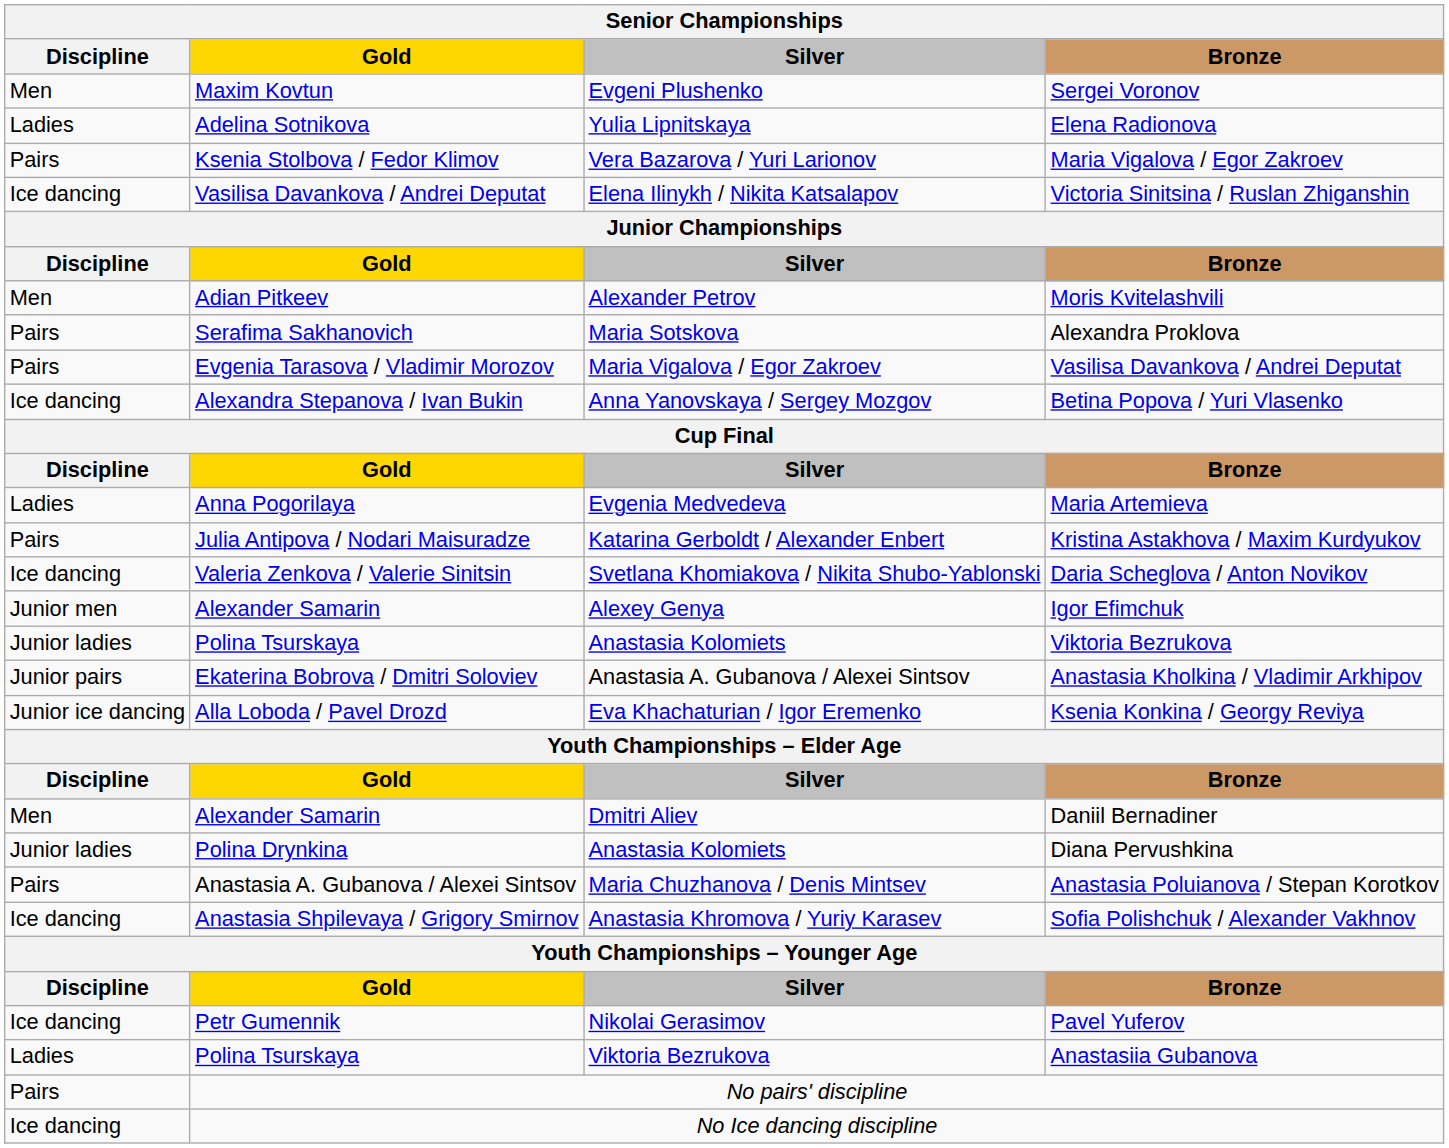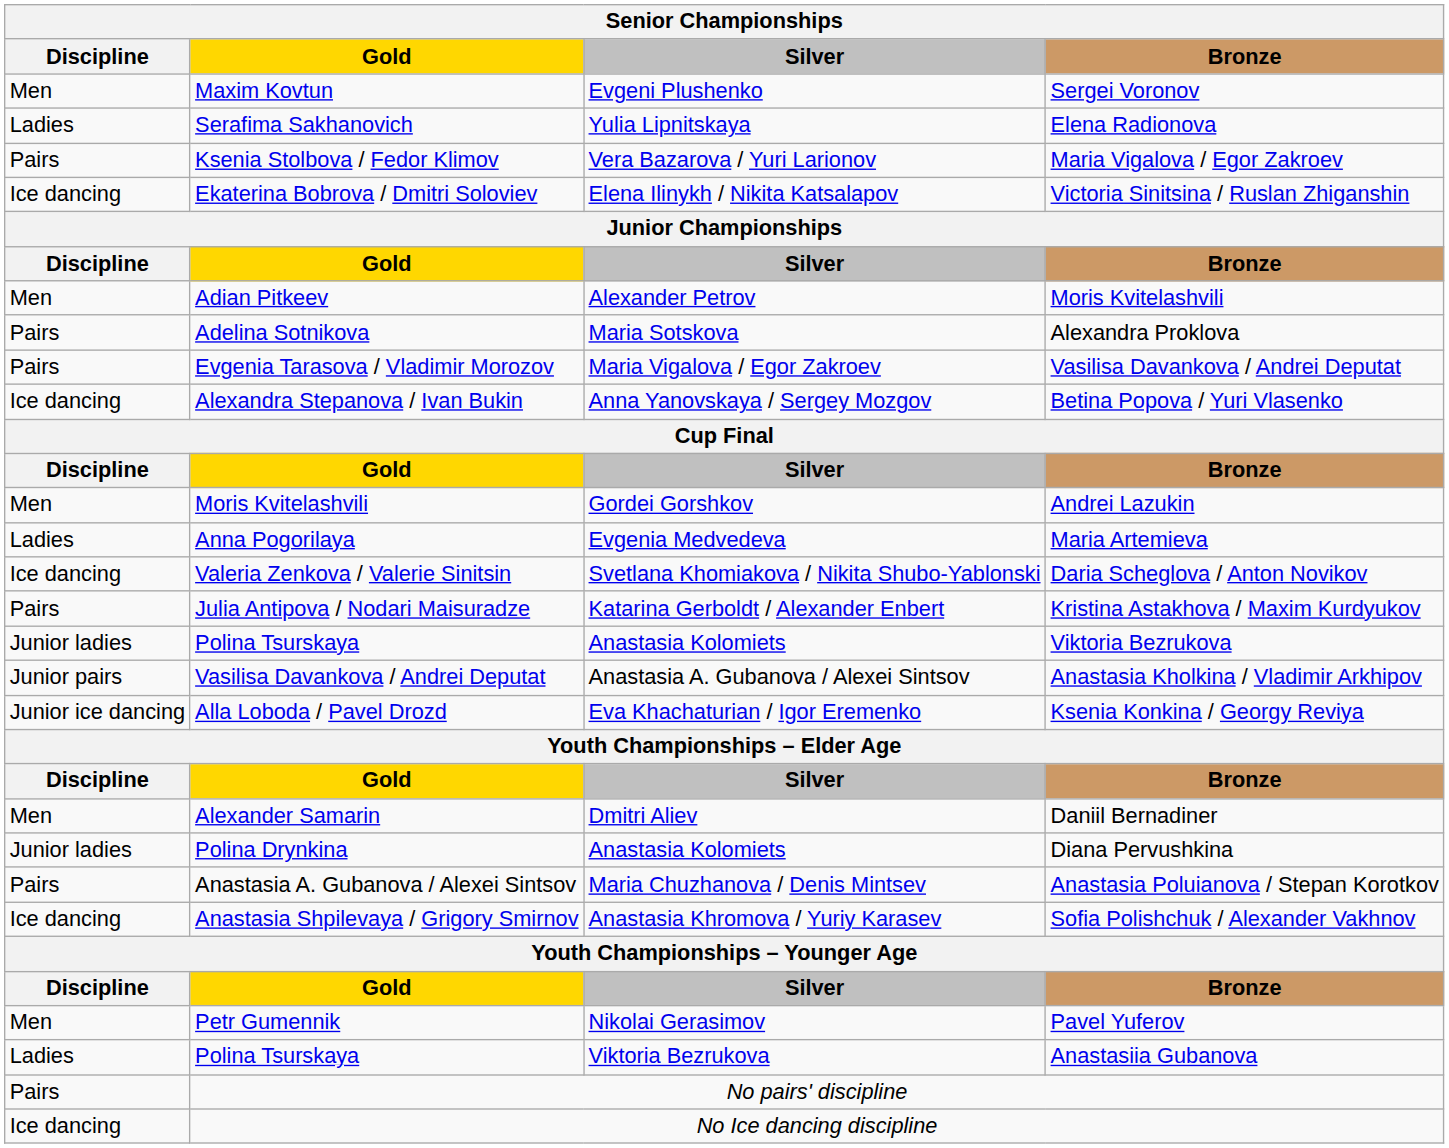(282, 125) Adelina Sotnikova -> (304, 125) Serafima Sakhanovich
(370, 194) Vasilisa Davankova / Andrei Deputat -> (366, 194) Ekaterina Bobrova / Dmitri Soloviev
(304, 332) Serafima Sakhanovich -> (282, 332) Adelina Sotnikova
+ row: (671, 504)
rows swapped: (766, 539) <-> (815, 573)
- row: (656, 608)
(366, 677) Ekaterina Bobrova / Dmitri Soloviev -> (370, 677) Vasilisa Davankova / Andrei Deputat
(65, 1022) Ice dancing -> (31, 1022) Men
